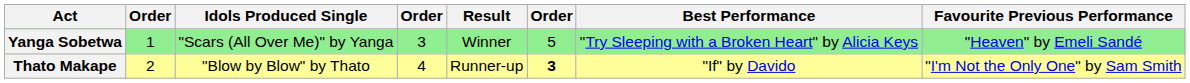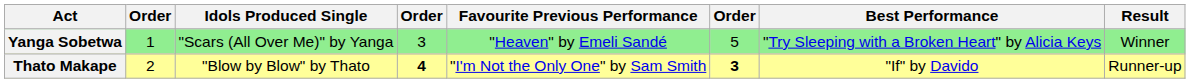columns swapped: (1053, 16) <-> (487, 16)
(422, 66) normal -> (422, 66) bold
